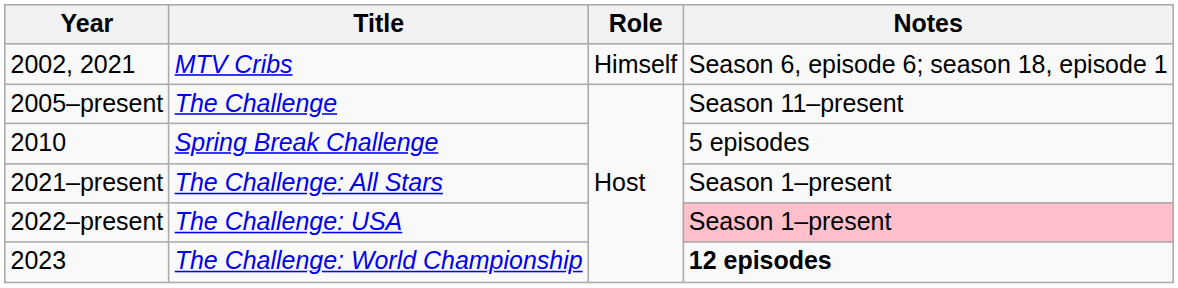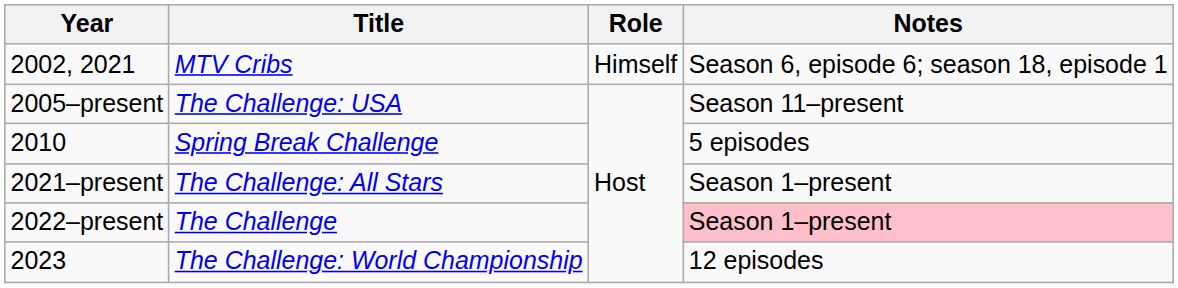(256, 103) The Challenge -> (288, 103) The Challenge: USA
(288, 222) The Challenge: USA -> (256, 222) The Challenge
(760, 261) bold -> (756, 261) normal
